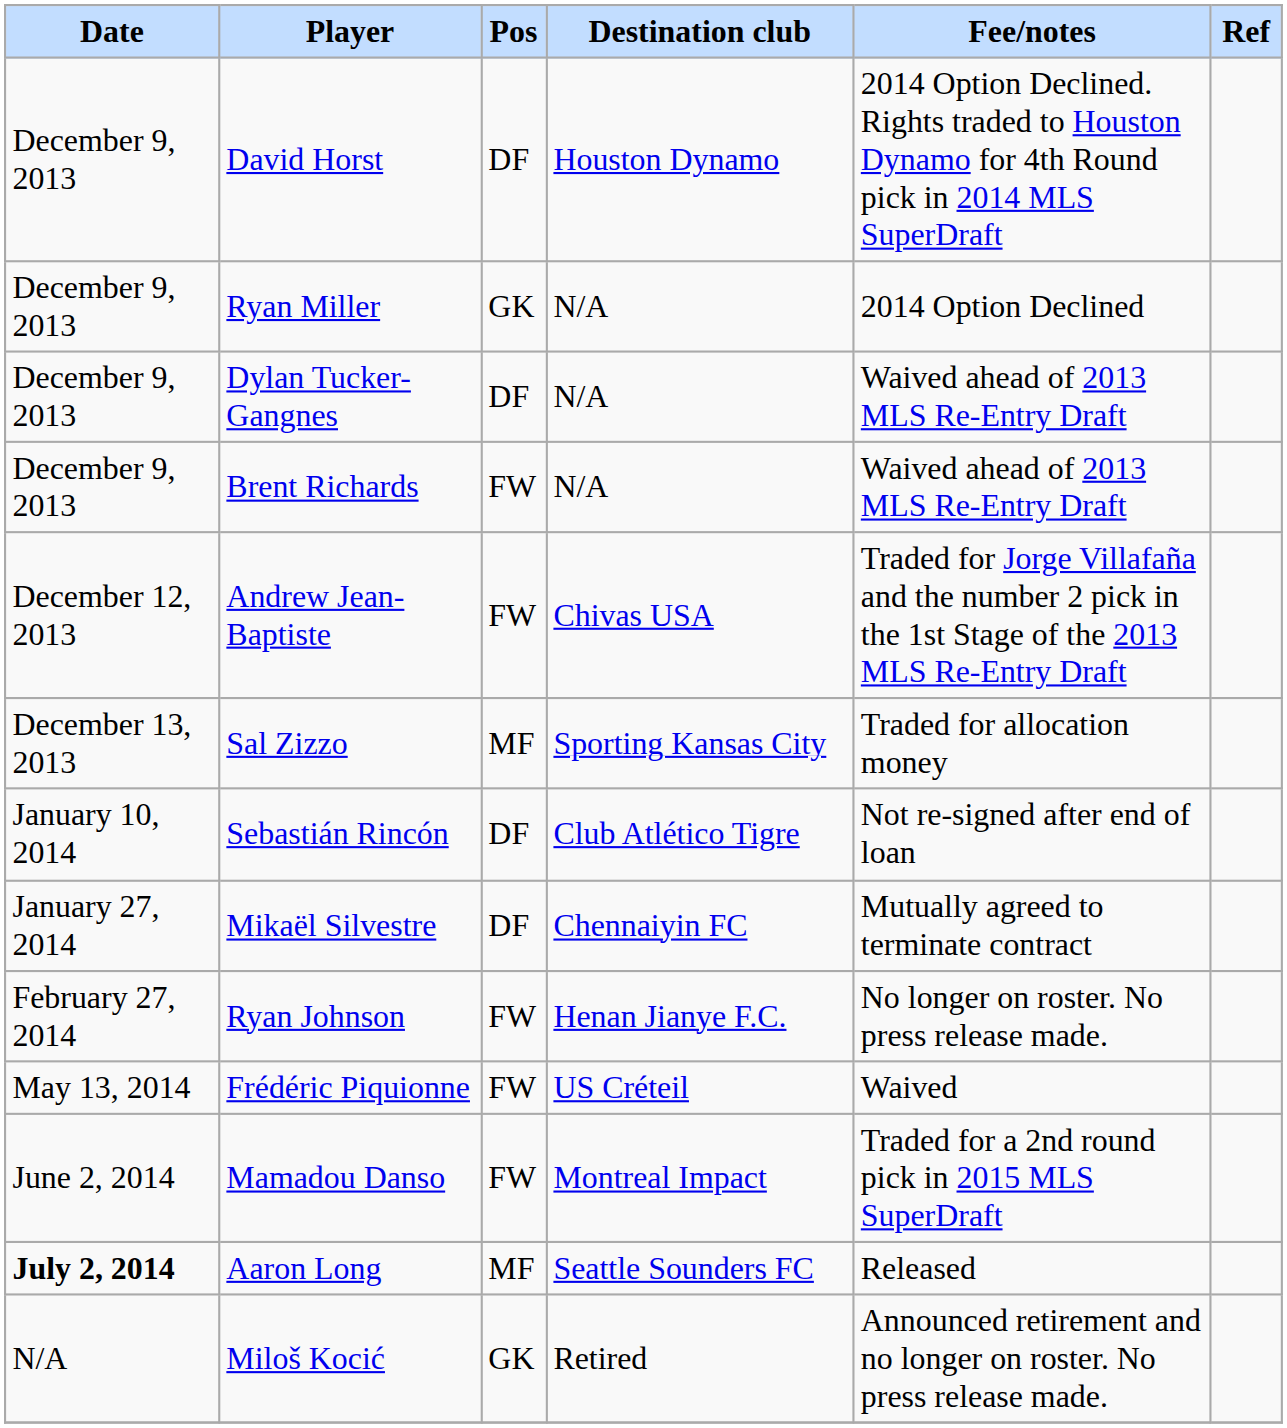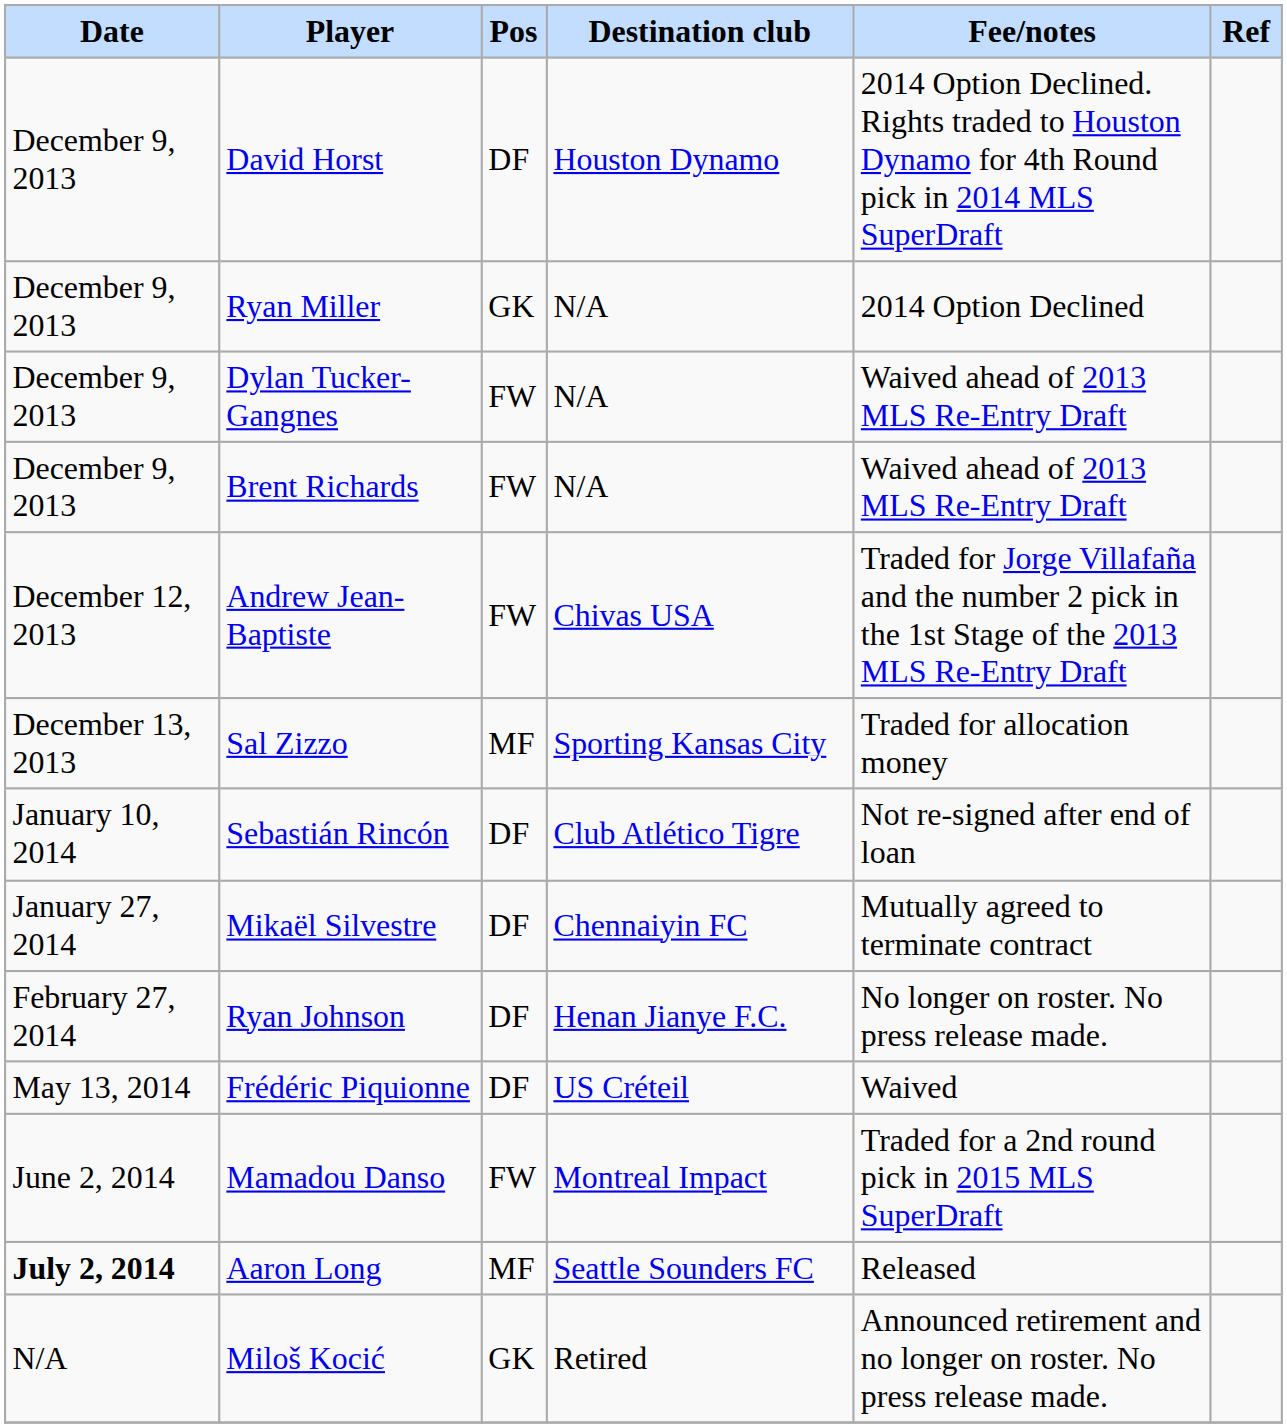(509, 396) DF -> (512, 396) FW
(512, 1014) FW -> (509, 1014) DF
(512, 1086) FW -> (509, 1086) DF
